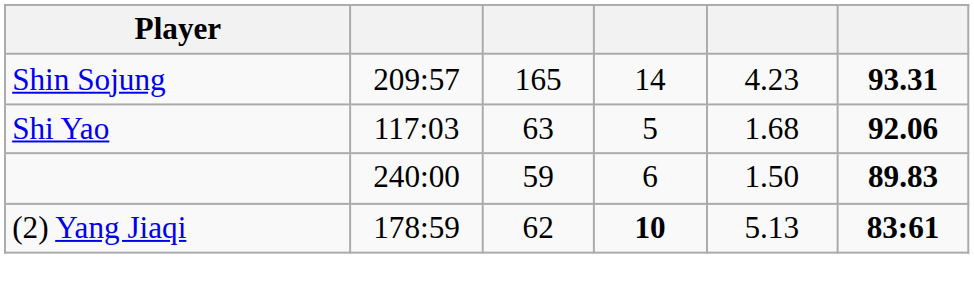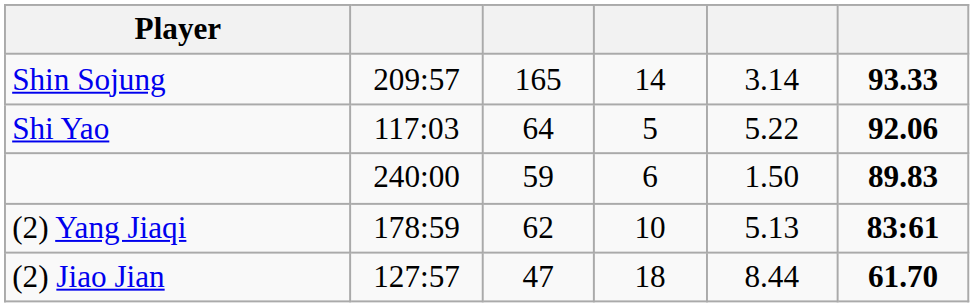(772, 78) 4.23 -> (772, 78) 3.14
(903, 78) 93.31 -> (903, 78) 93.33
(538, 128) 63 -> (538, 128) 64
(772, 128) 1.68 -> (772, 128) 5.22
(650, 227) bold -> (650, 227) normal
+ row: (88, 276)
